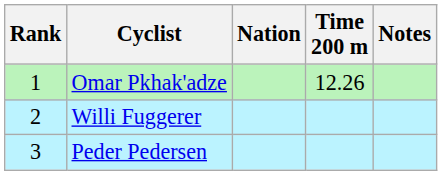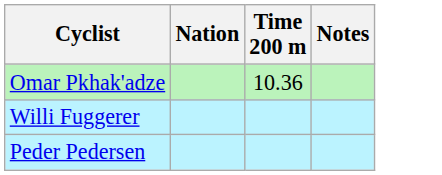- column: (36, 34)
(340, 81) 12.26 -> (278, 81) 10.36
